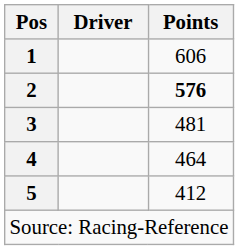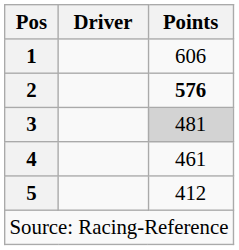(191, 124) no background -> (191, 124) lightgrey background
(191, 159) 464 -> (191, 159) 461
